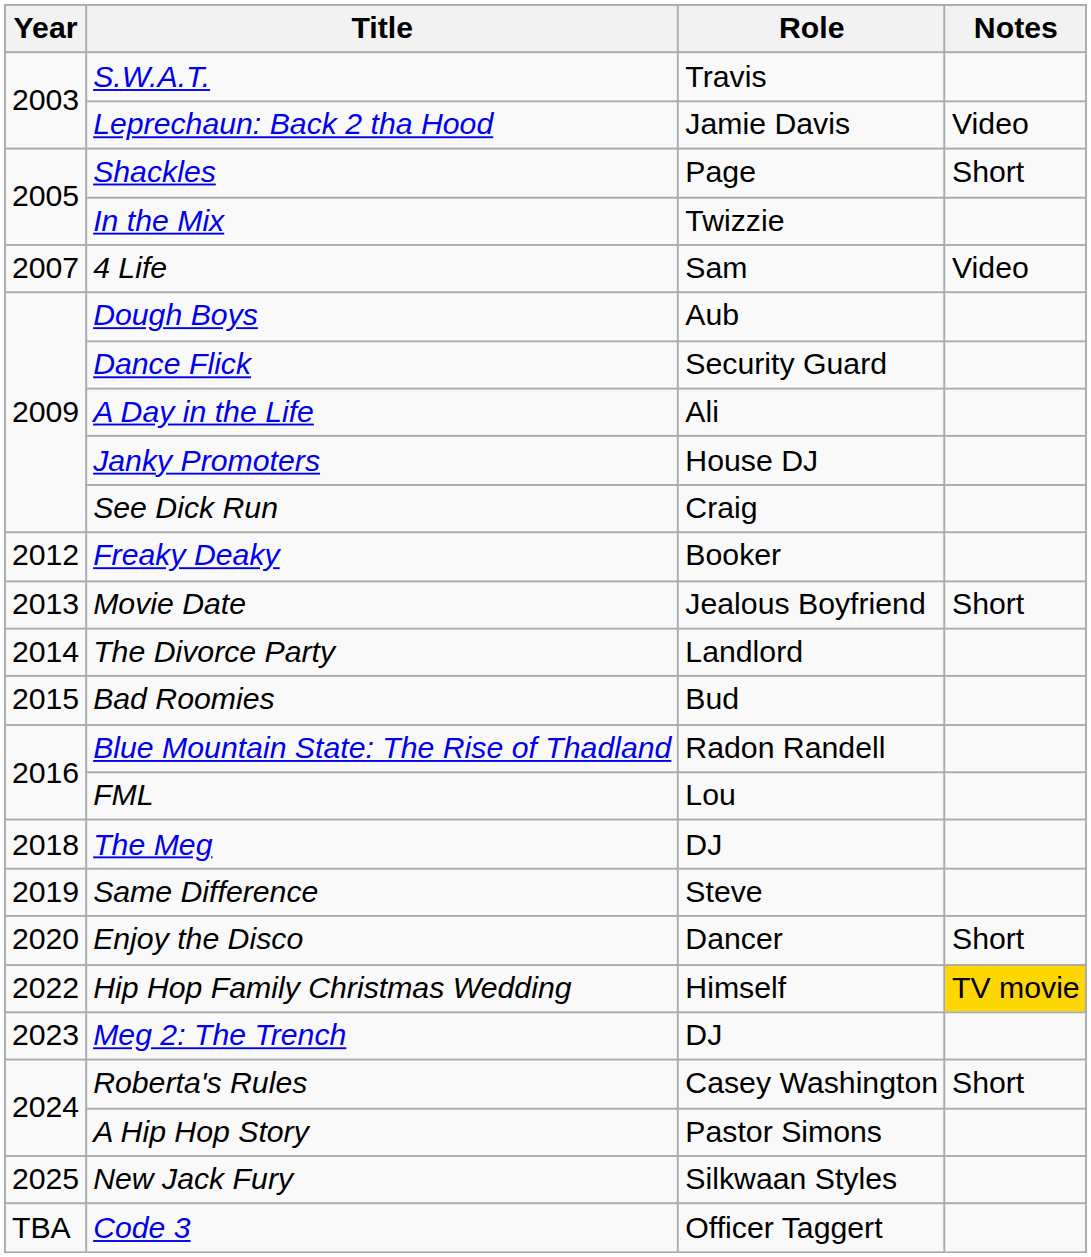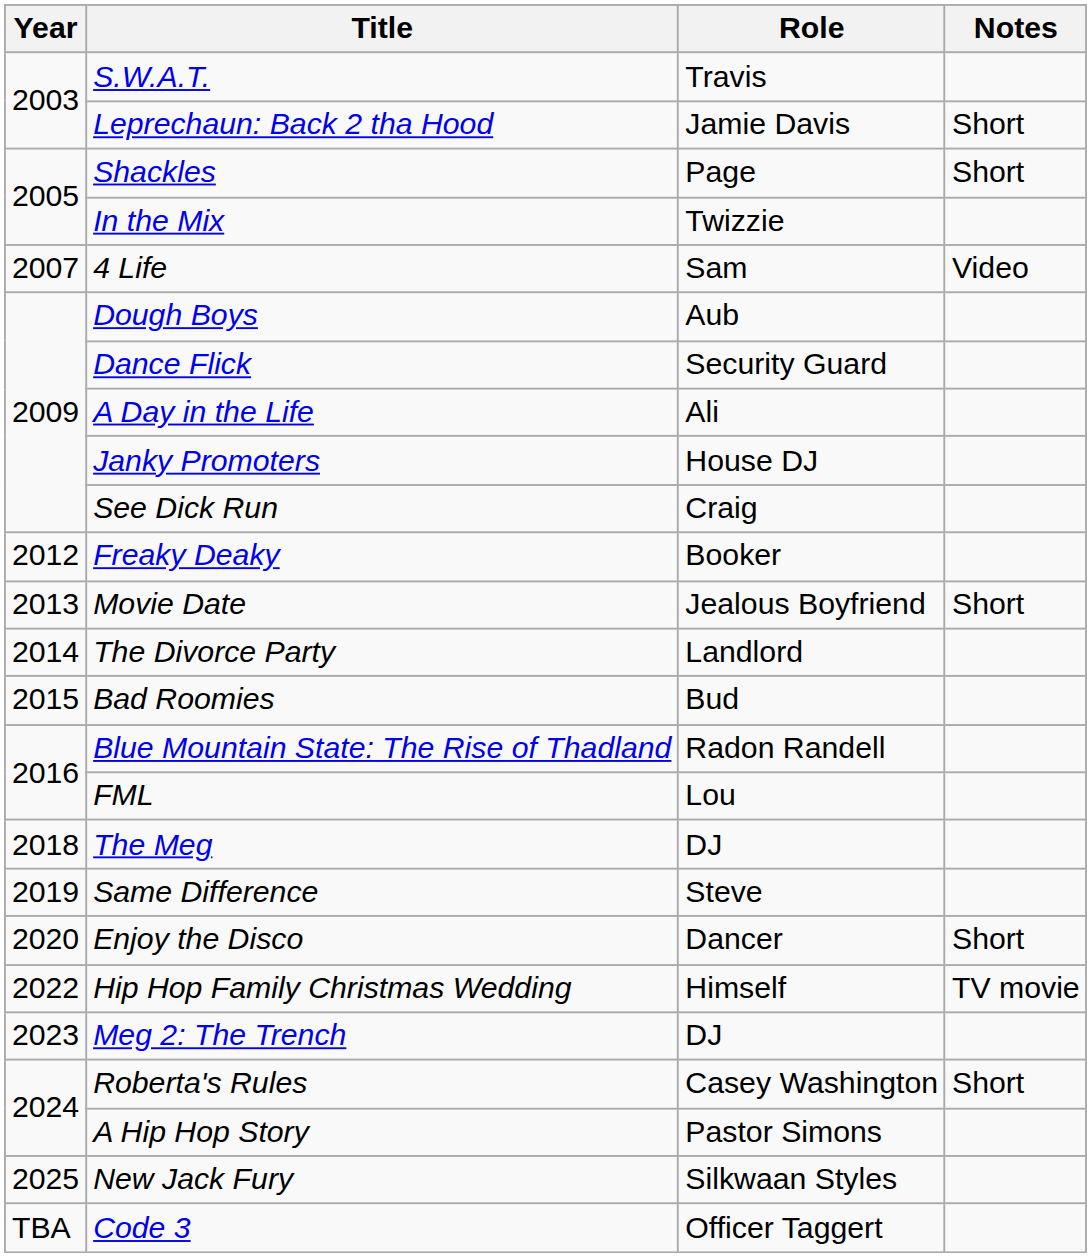(990, 124) Video -> (988, 124) Short
(1016, 987) gold background -> (1016, 987) no background
